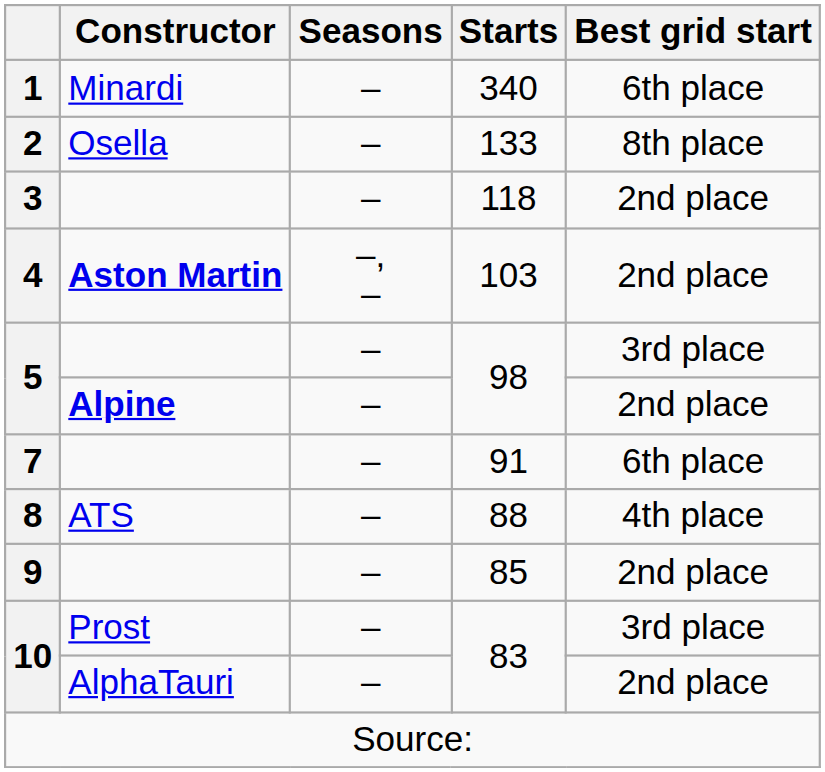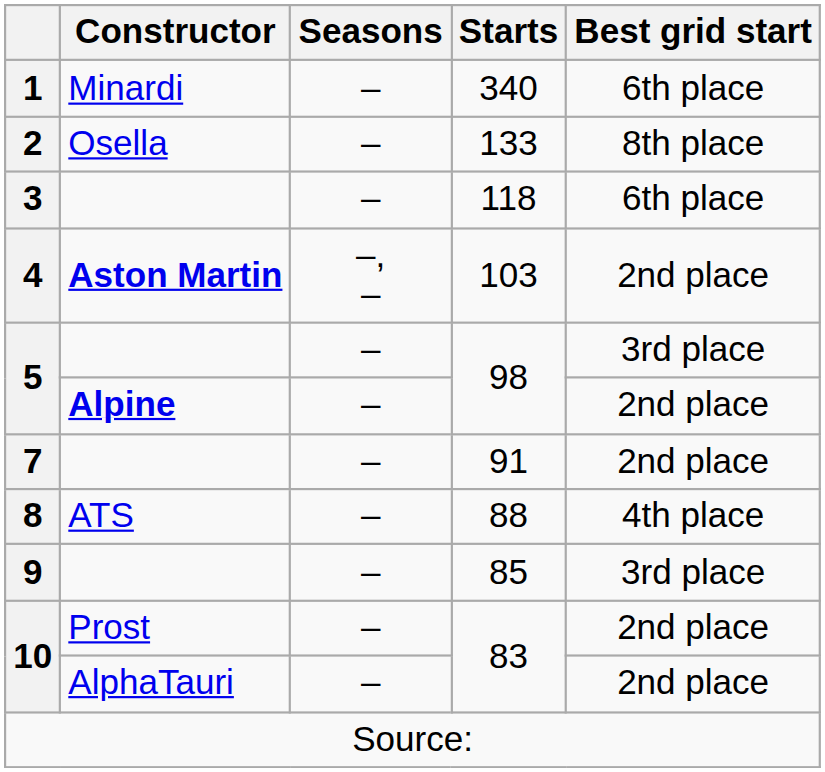(693, 198) 2nd place -> (693, 198) 6th place
(693, 460) 6th place -> (693, 460) 2nd place
(693, 571) 2nd place -> (693, 571) 3rd place
(693, 627) 3rd place -> (693, 627) 2nd place
